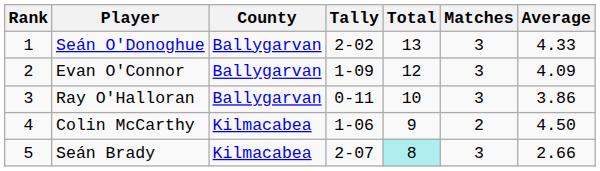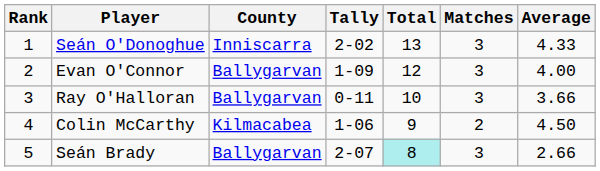(267, 45) Ballygarvan -> (262, 45) Inniscarra
(556, 72) 4.09 -> (556, 72) 4.00
(556, 99) 3.86 -> (556, 99) 3.66
(262, 153) Kilmacabea -> (267, 153) Ballygarvan
